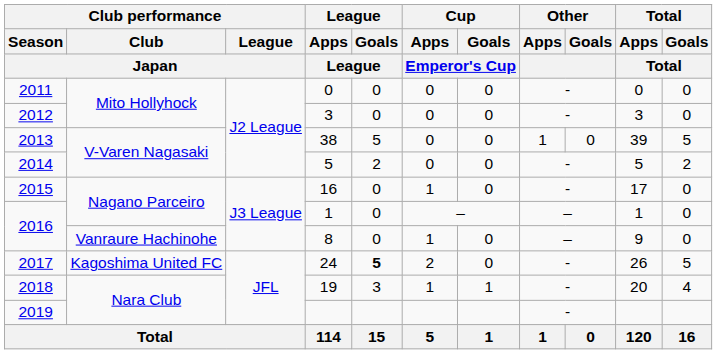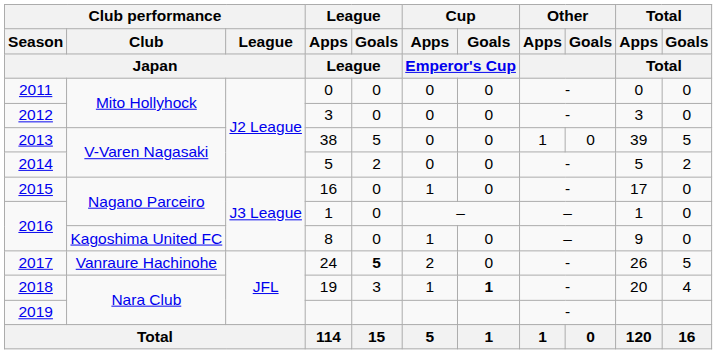(146, 238) Vanraure Hachinohe -> (146, 238) Kagoshima United FC
(146, 262) Kagoshima United FC -> (146, 262) Vanraure Hachinohe
(489, 287) normal -> (489, 287) bold
